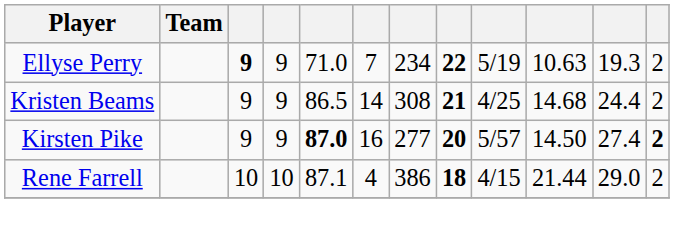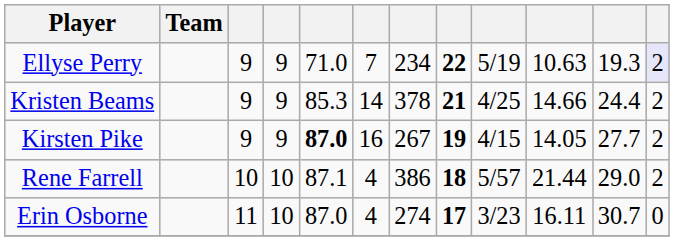(246, 62) bold -> (246, 62) normal
(658, 62) no background -> (658, 62) lavender background
(326, 100) 86.5 -> (326, 100) 85.3
(412, 100) 308 -> (412, 100) 378
(559, 100) 14.68 -> (559, 100) 14.66
(412, 139) 277 -> (412, 139) 267
(454, 139) 20 -> (454, 139) 19
(499, 139) 5/57 -> (499, 139) 4/15
(559, 139) 14.50 -> (559, 139) 14.05
(619, 139) 27.4 -> (619, 139) 27.7
(658, 139) bold -> (658, 139) normal
(499, 178) 4/15 -> (499, 178) 5/57
+ row: (82, 216)
